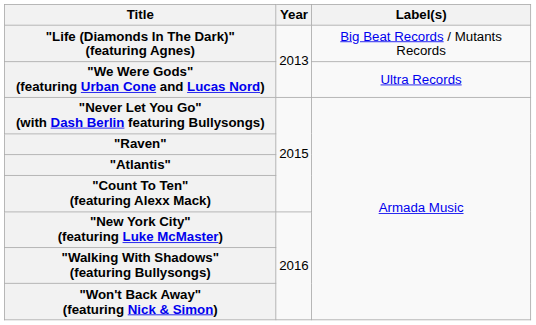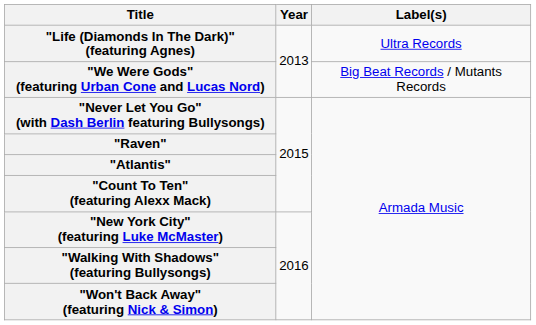(421, 43) Big Beat Records / Mutants Records -> (421, 43) Ultra Records
(421, 79) Ultra Records -> (421, 79) Big Beat Records / Mutants Records
